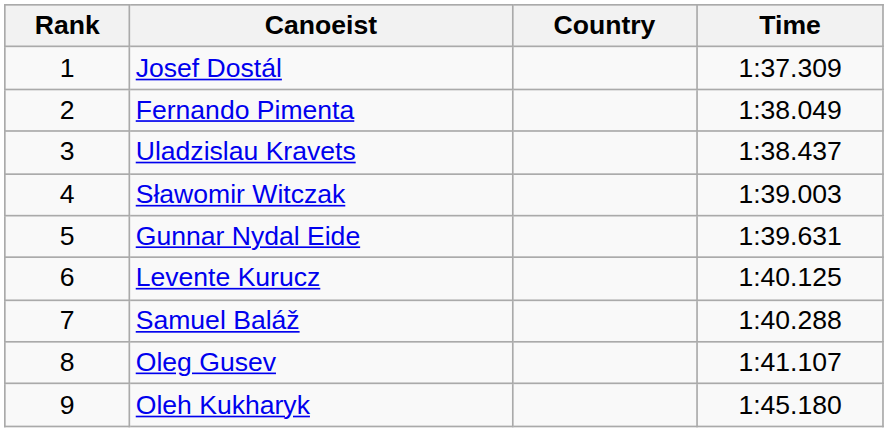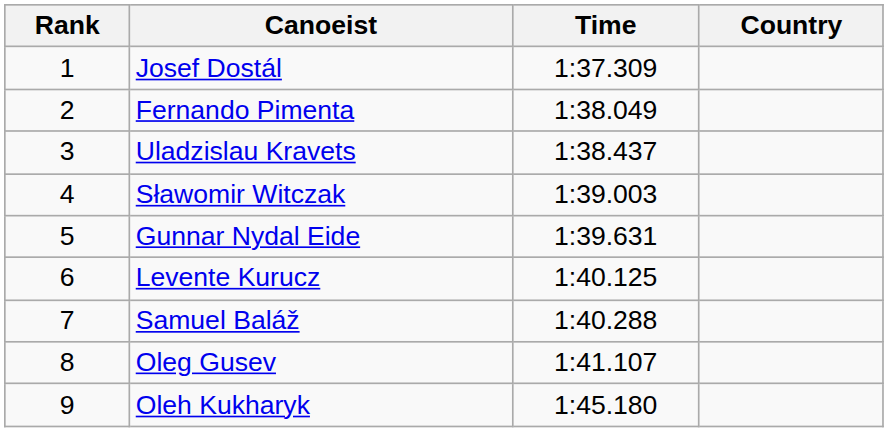columns swapped: (604, 25) <-> (790, 25)
